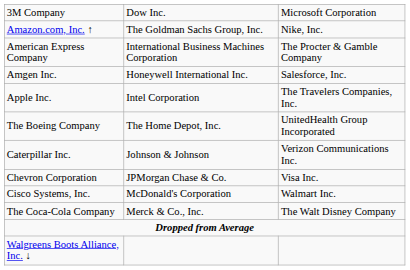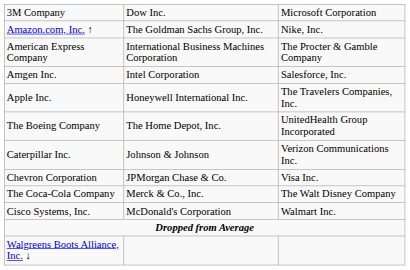(187, 74) Honeywell International Inc. -> (163, 74) Intel Corporation
(163, 97) Intel Corporation -> (187, 97) Honeywell International Inc.
rows swapped: (48, 194) <-> (61, 211)
